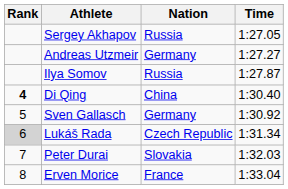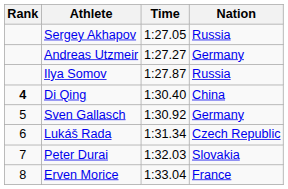columns swapped: (188, 14) <-> (259, 14)
(23, 134) lightgrey background -> (23, 134) no background
